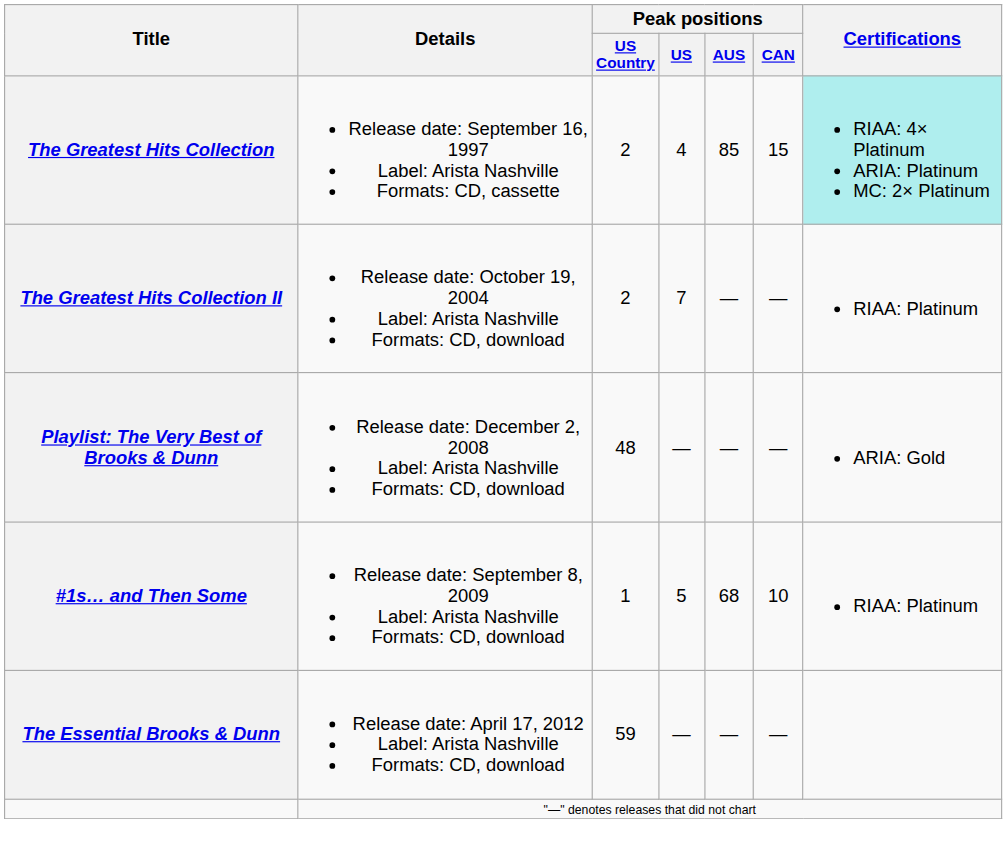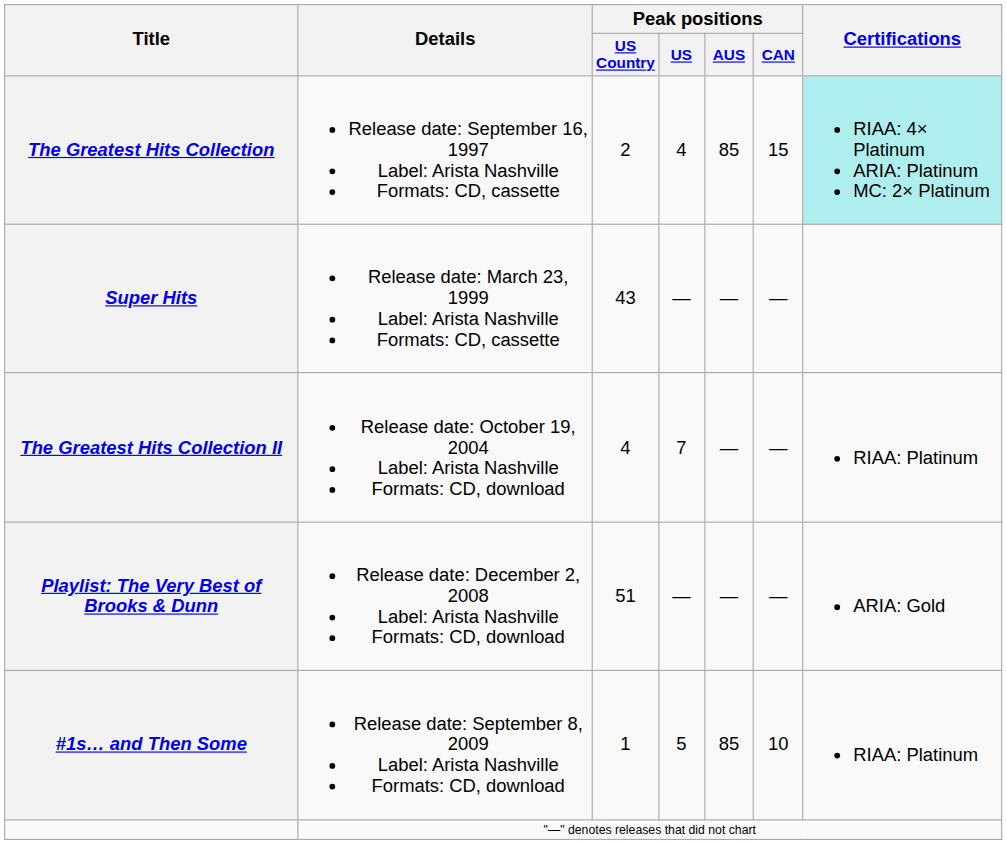+ row: (151, 298)
(625, 298) 2 -> (625, 447) 4
(625, 447) 48 -> (625, 596) 51
(729, 596) 68 -> (729, 744) 85
- row: (151, 734)
